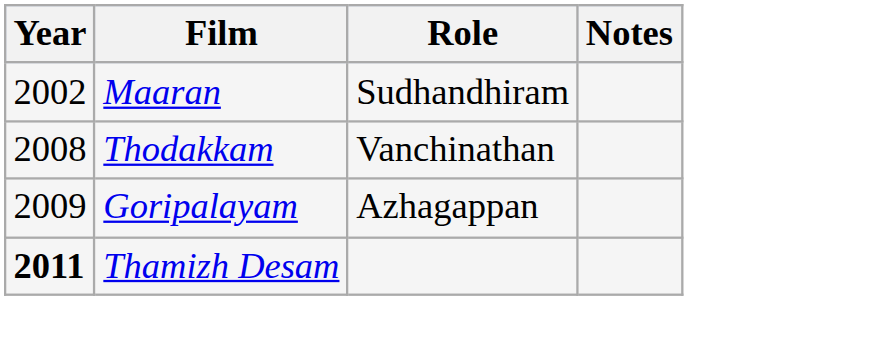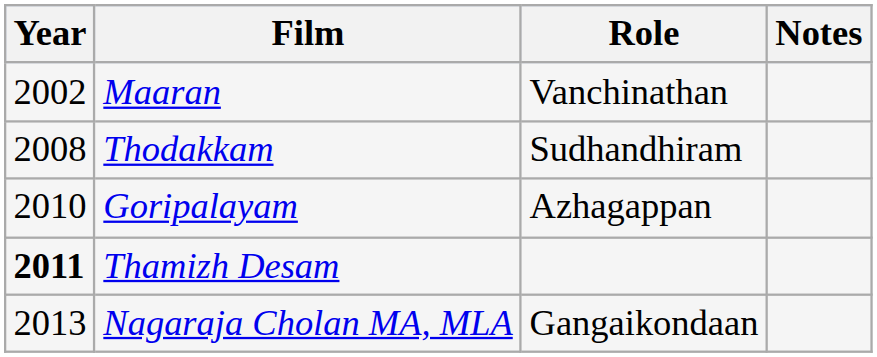(463, 91) Sudhandhiram -> (629, 91) Vanchinathan
(456, 149) Vanchinathan -> (636, 149) Sudhandhiram
(50, 206) 2009 -> (50, 206) 2010
+ row: (308, 322)
